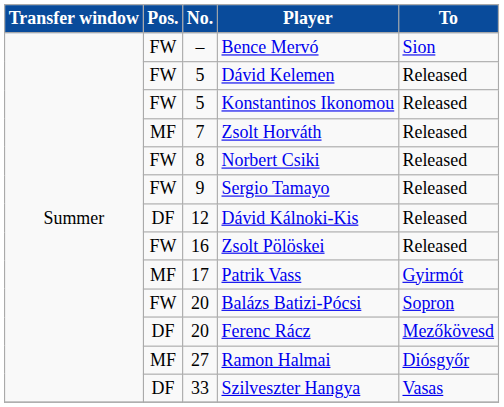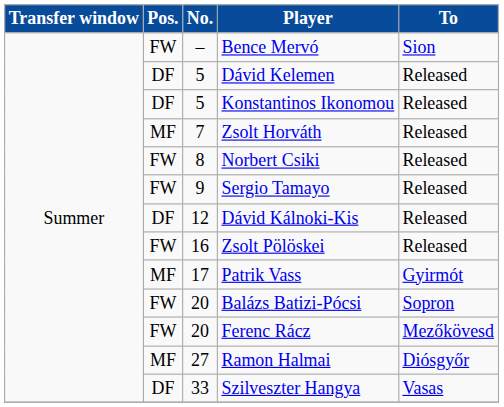(163, 75) FW -> (163, 75) DF
(163, 103) FW -> (163, 103) DF
(163, 331) DF -> (163, 331) FW
